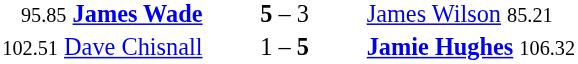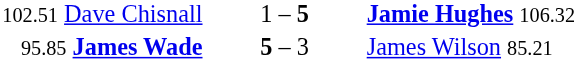rows swapped: (112, 14) <-> (102, 47)
